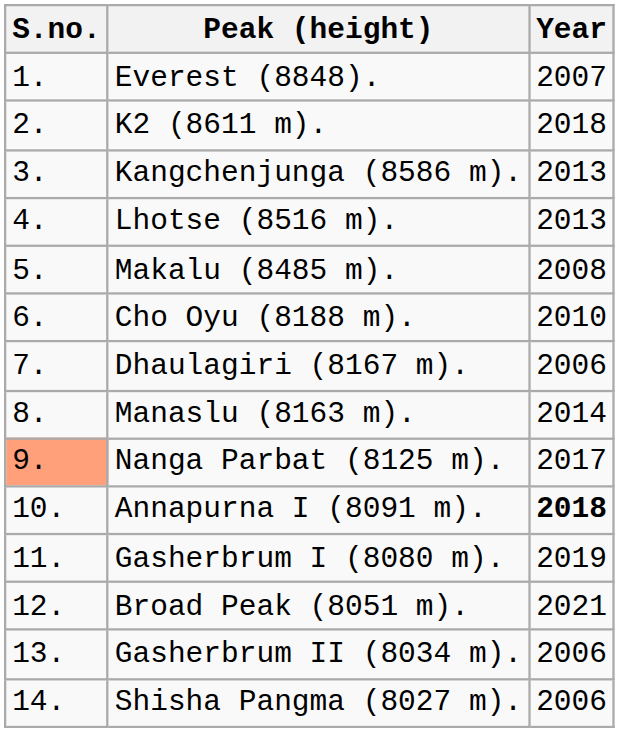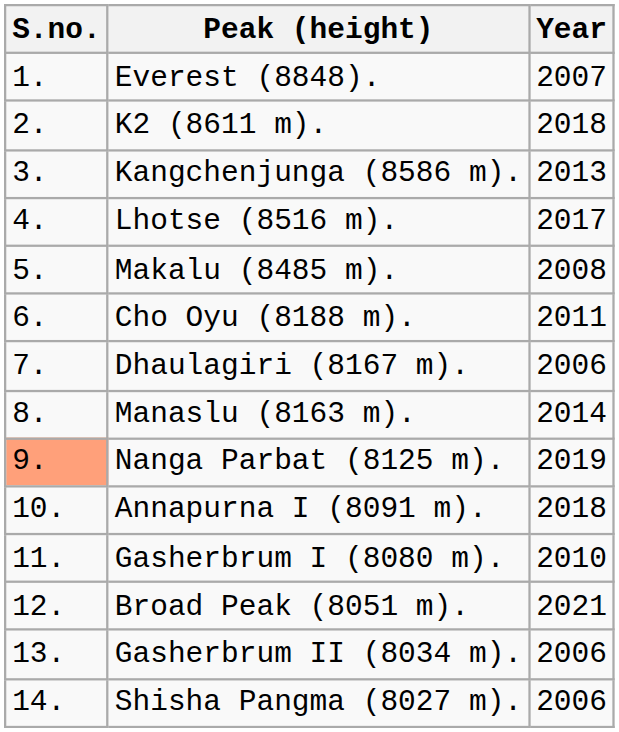(572, 222) 2013 -> (572, 222) 2017
(572, 318) 2010 -> (572, 318) 2011
(572, 462) 2017 -> (572, 462) 2019
(572, 510) bold -> (572, 510) normal
(572, 558) 2019 -> (572, 558) 2010
